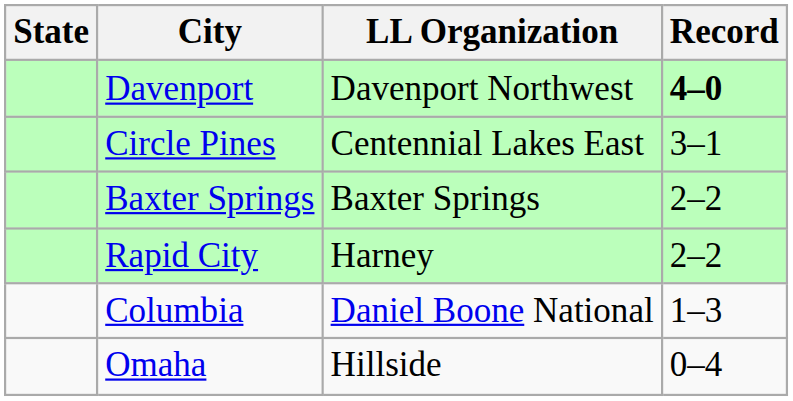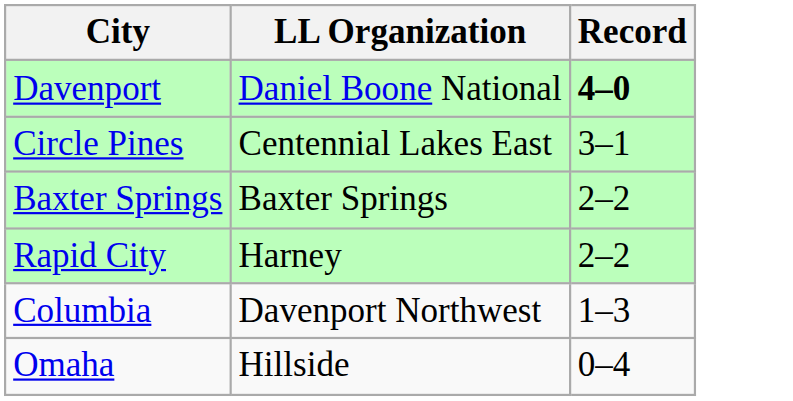- column: (51, 32)
(482, 87) Davenport Northwest -> (400, 87) Daniel Boone National
(492, 310) Daniel Boone National -> (390, 310) Davenport Northwest
